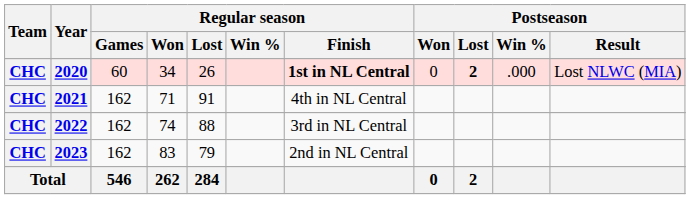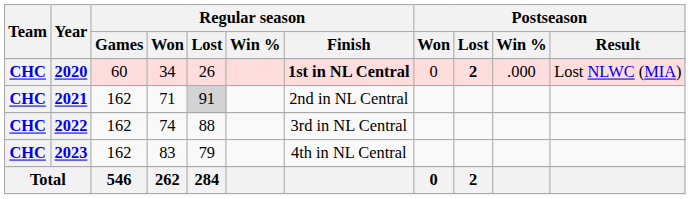(207, 99) no background -> (207, 99) lightgrey background
(349, 99) 4th in NL Central -> (349, 99) 2nd in NL Central
(349, 153) 2nd in NL Central -> (349, 153) 4th in NL Central
